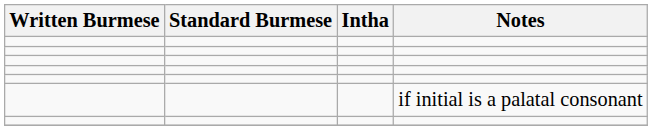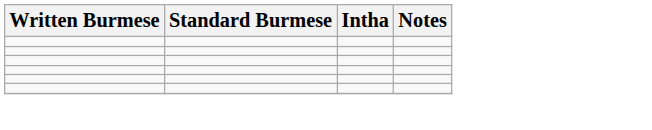- row: (84, 100)
